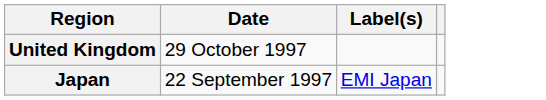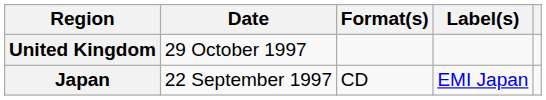+ column: (385, 19)
